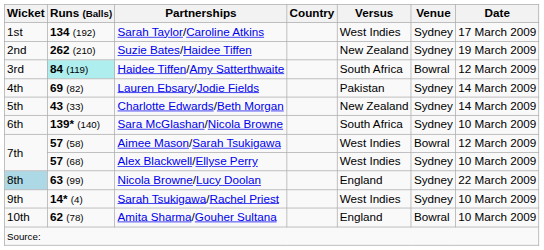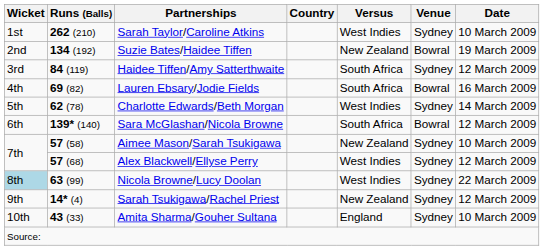(73, 32) 134 (192) -> (73, 32) 262 (210)
(497, 32) 17 March 2009 -> (497, 32) 10 March 2009
(73, 50) 262 (210) -> (73, 50) 134 (192)
(433, 50) Sydney -> (432, 50) Bowral
(69, 69) paleturquoise background -> (69, 69) no background
(432, 69) Bowral -> (433, 69) Sydney
(362, 87) Pakistan -> (371, 87) South Africa
(433, 87) Sydney -> (432, 87) Bowral
(497, 87) 14 March 2009 -> (497, 87) 16 March 2009
(67, 106) 43 (33) -> (67, 106) 62 (78)
(374, 106) New Zealand -> (370, 106) West Indies
(433, 124) Sydney -> (432, 124) Bowral
(497, 124) 10 March 2009 -> (497, 124) 12 March 2009
(370, 143) West Indies -> (374, 143) New Zealand
(432, 143) Bowral -> (433, 143) Sydney
(497, 143) 12 March 2009 -> (497, 143) 10 March 2009
(497, 161) 10 March 2009 -> (497, 161) 12 March 2009
(361, 180) England -> (370, 180) West Indies
(370, 198) West Indies -> (374, 198) New Zealand
(497, 198) 10 March 2009 -> (497, 198) 12 March 2009
(67, 217) 62 (78) -> (67, 217) 43 (33)
(432, 217) Bowral -> (433, 217) Sydney
